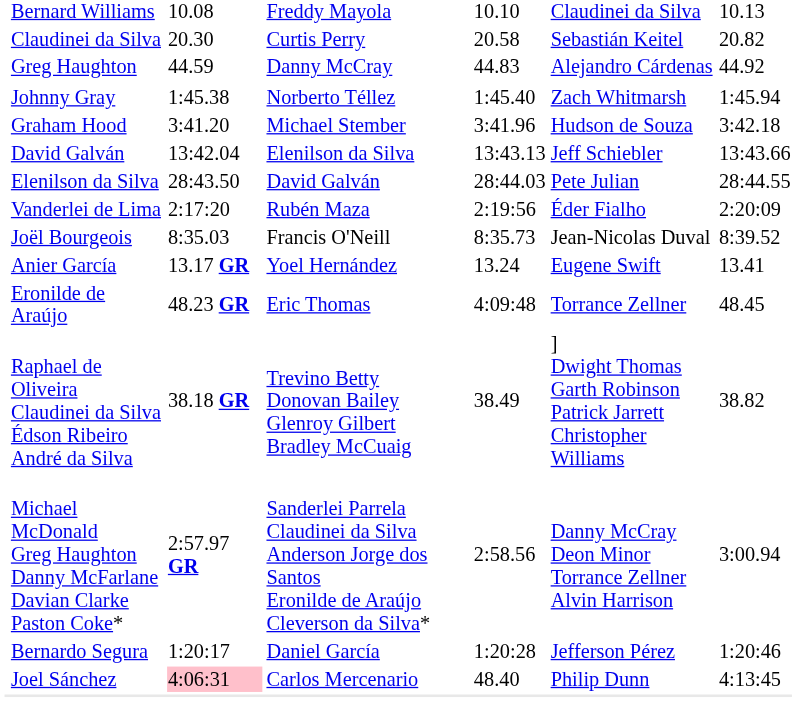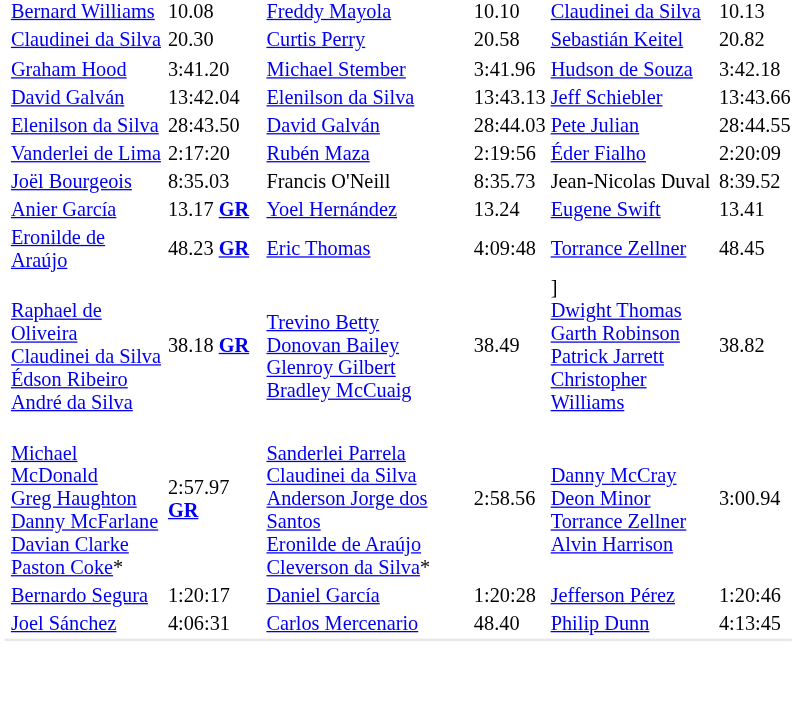- row: (74, 66)
- row: (63, 97)
(199, 679) pink background -> (199, 623) no background
